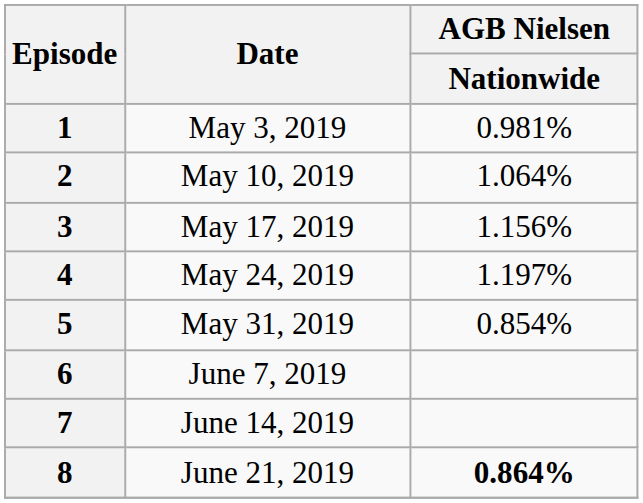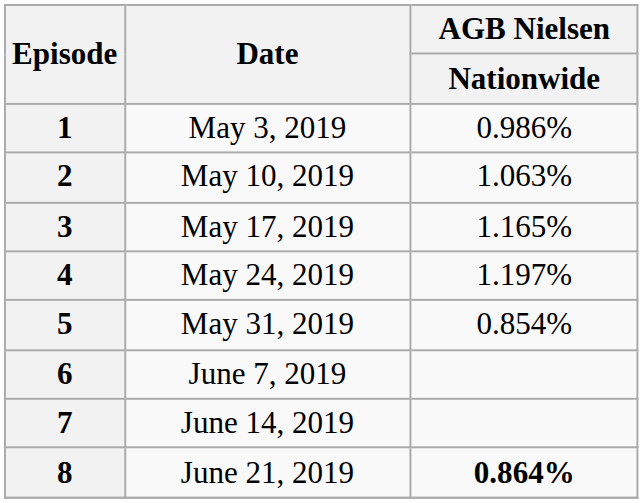(524, 127) 0.981% -> (524, 127) 0.986%
(524, 176) 1.064% -> (524, 176) 1.063%
(524, 226) 1.156% -> (524, 226) 1.165%
